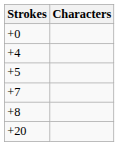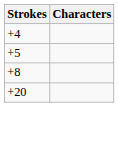- row: (14, 33)
- row: (14, 92)
